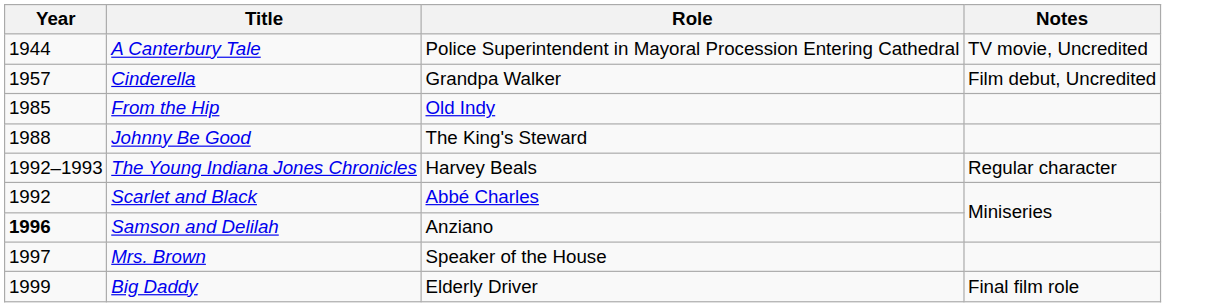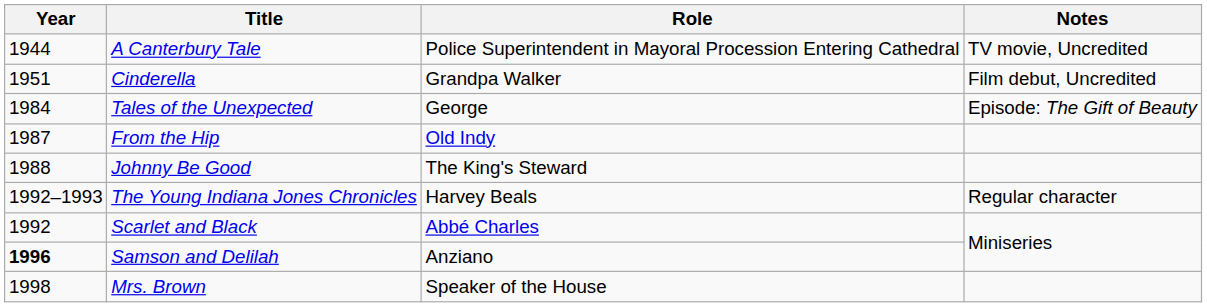(30, 78) 1957 -> (30, 78) 1951
+ row: (212, 108)
(30, 108) 1985 -> (30, 138) 1987
(30, 256) 1997 -> (30, 286) 1998
- row: (154, 286)
